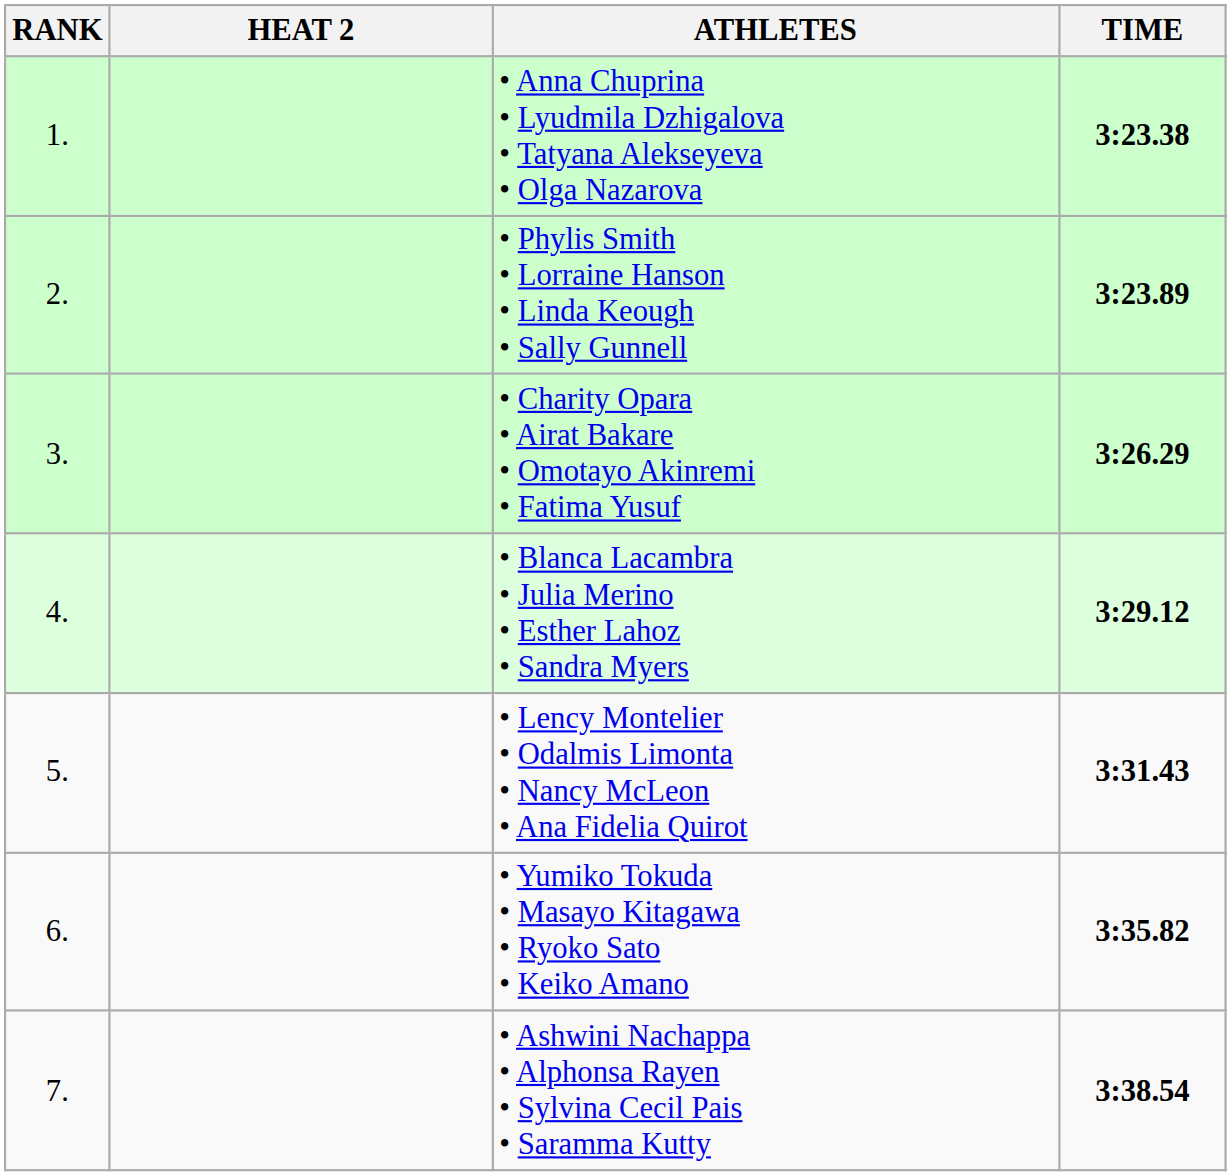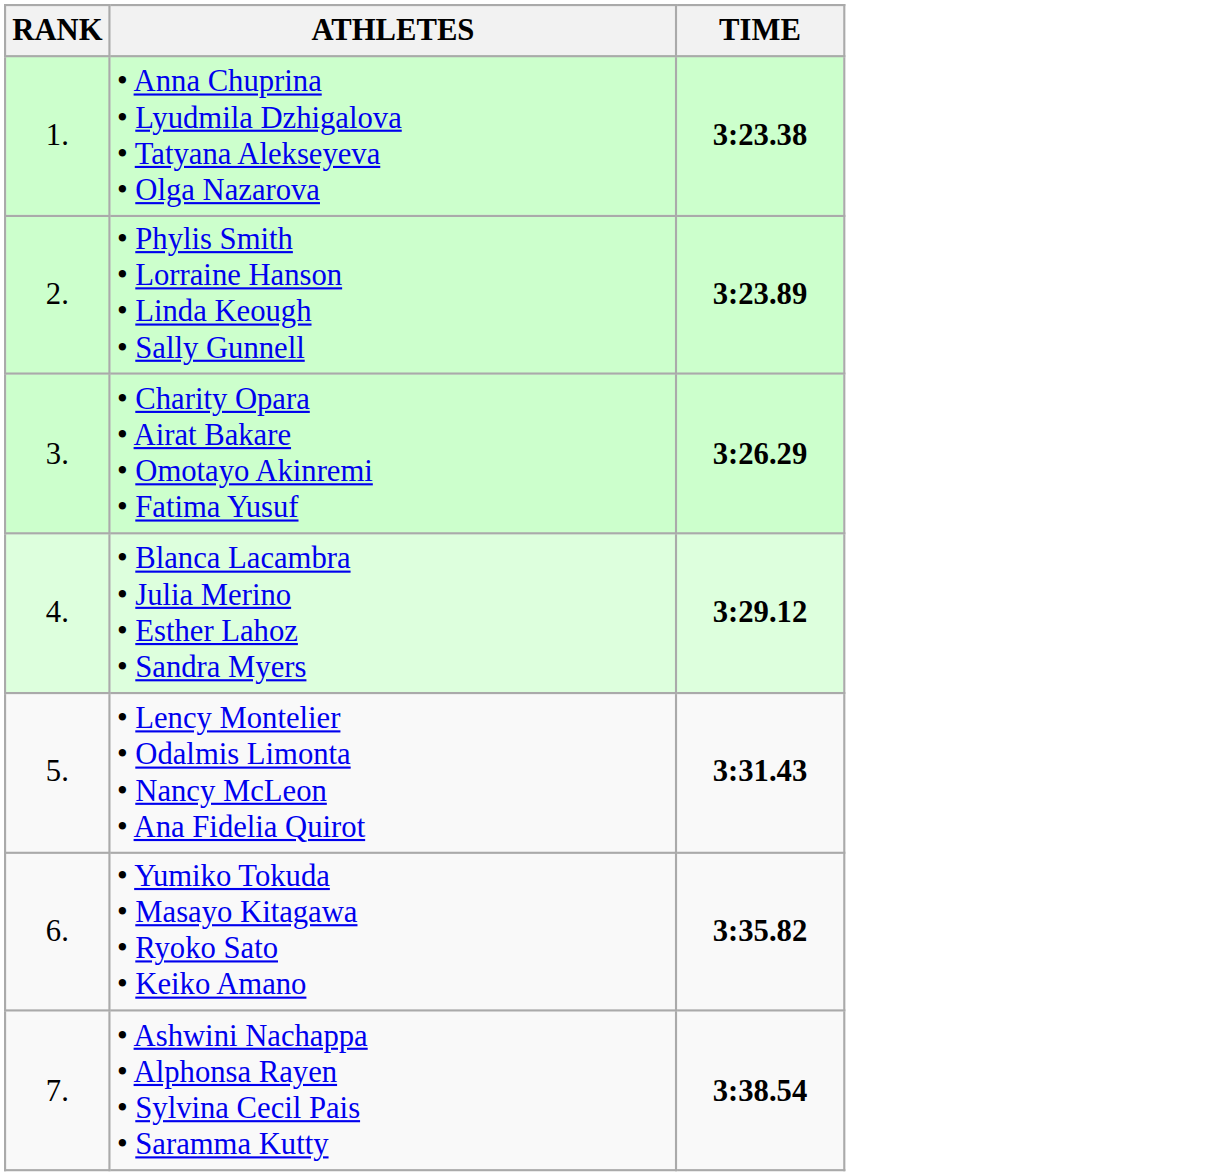- column: (301, 30)
